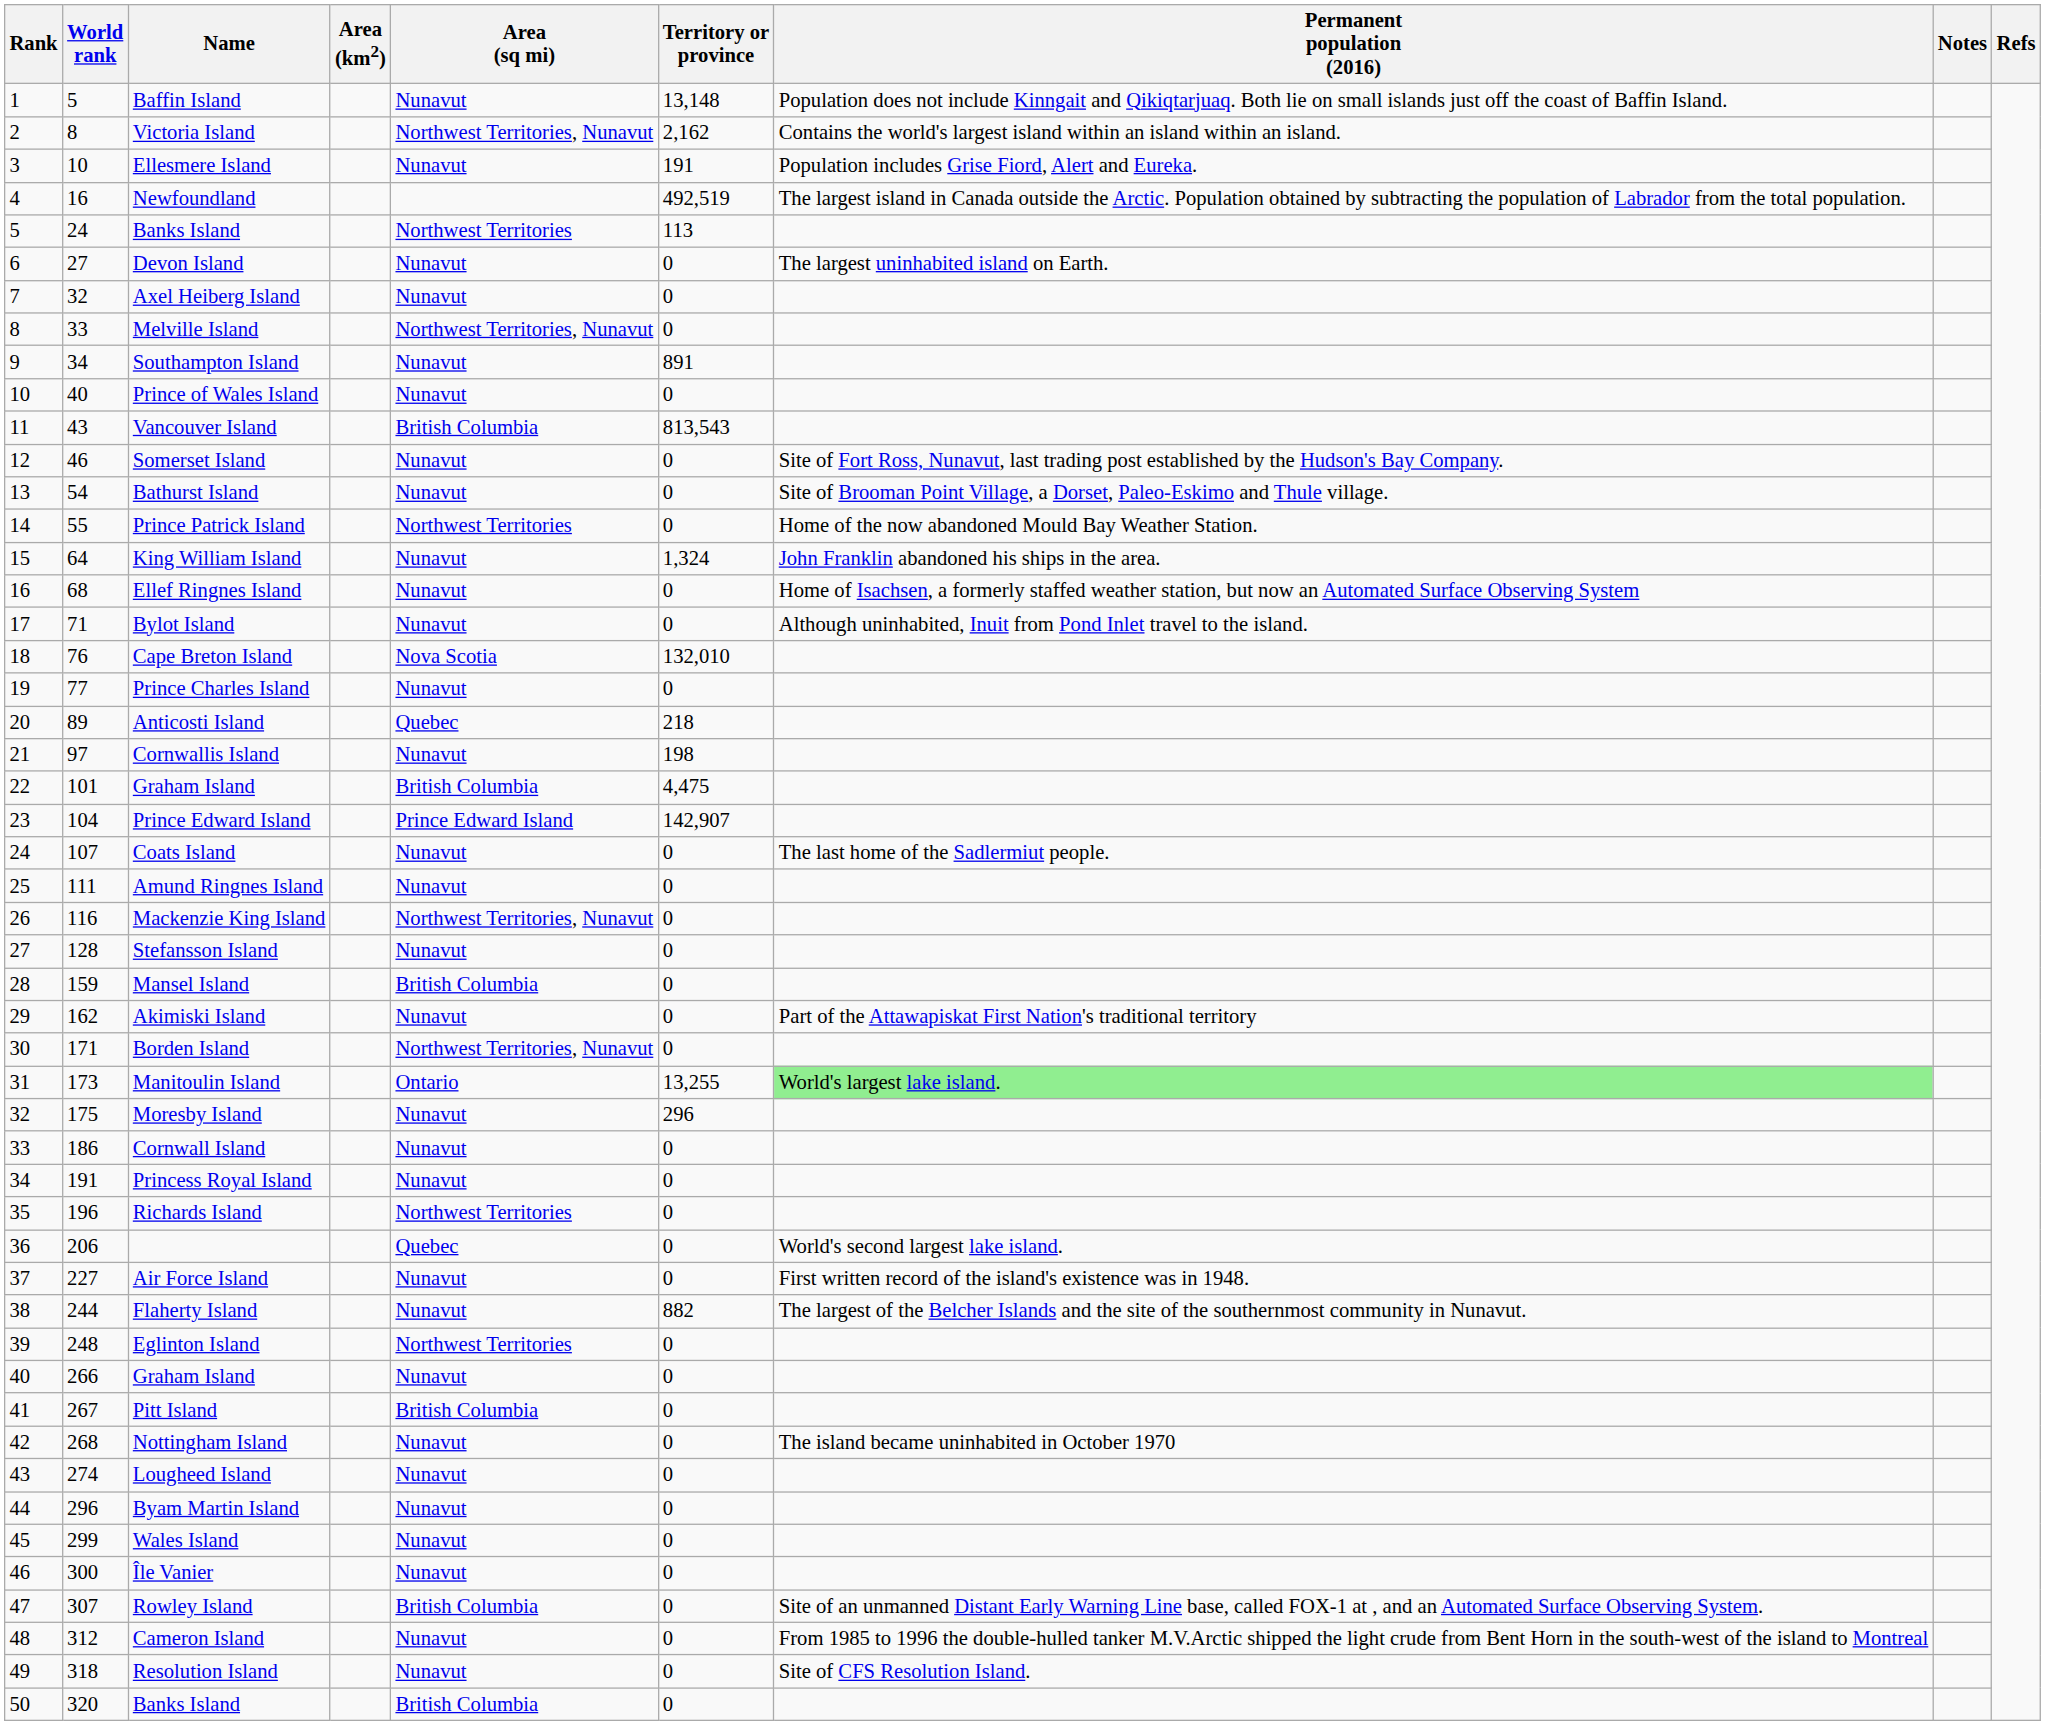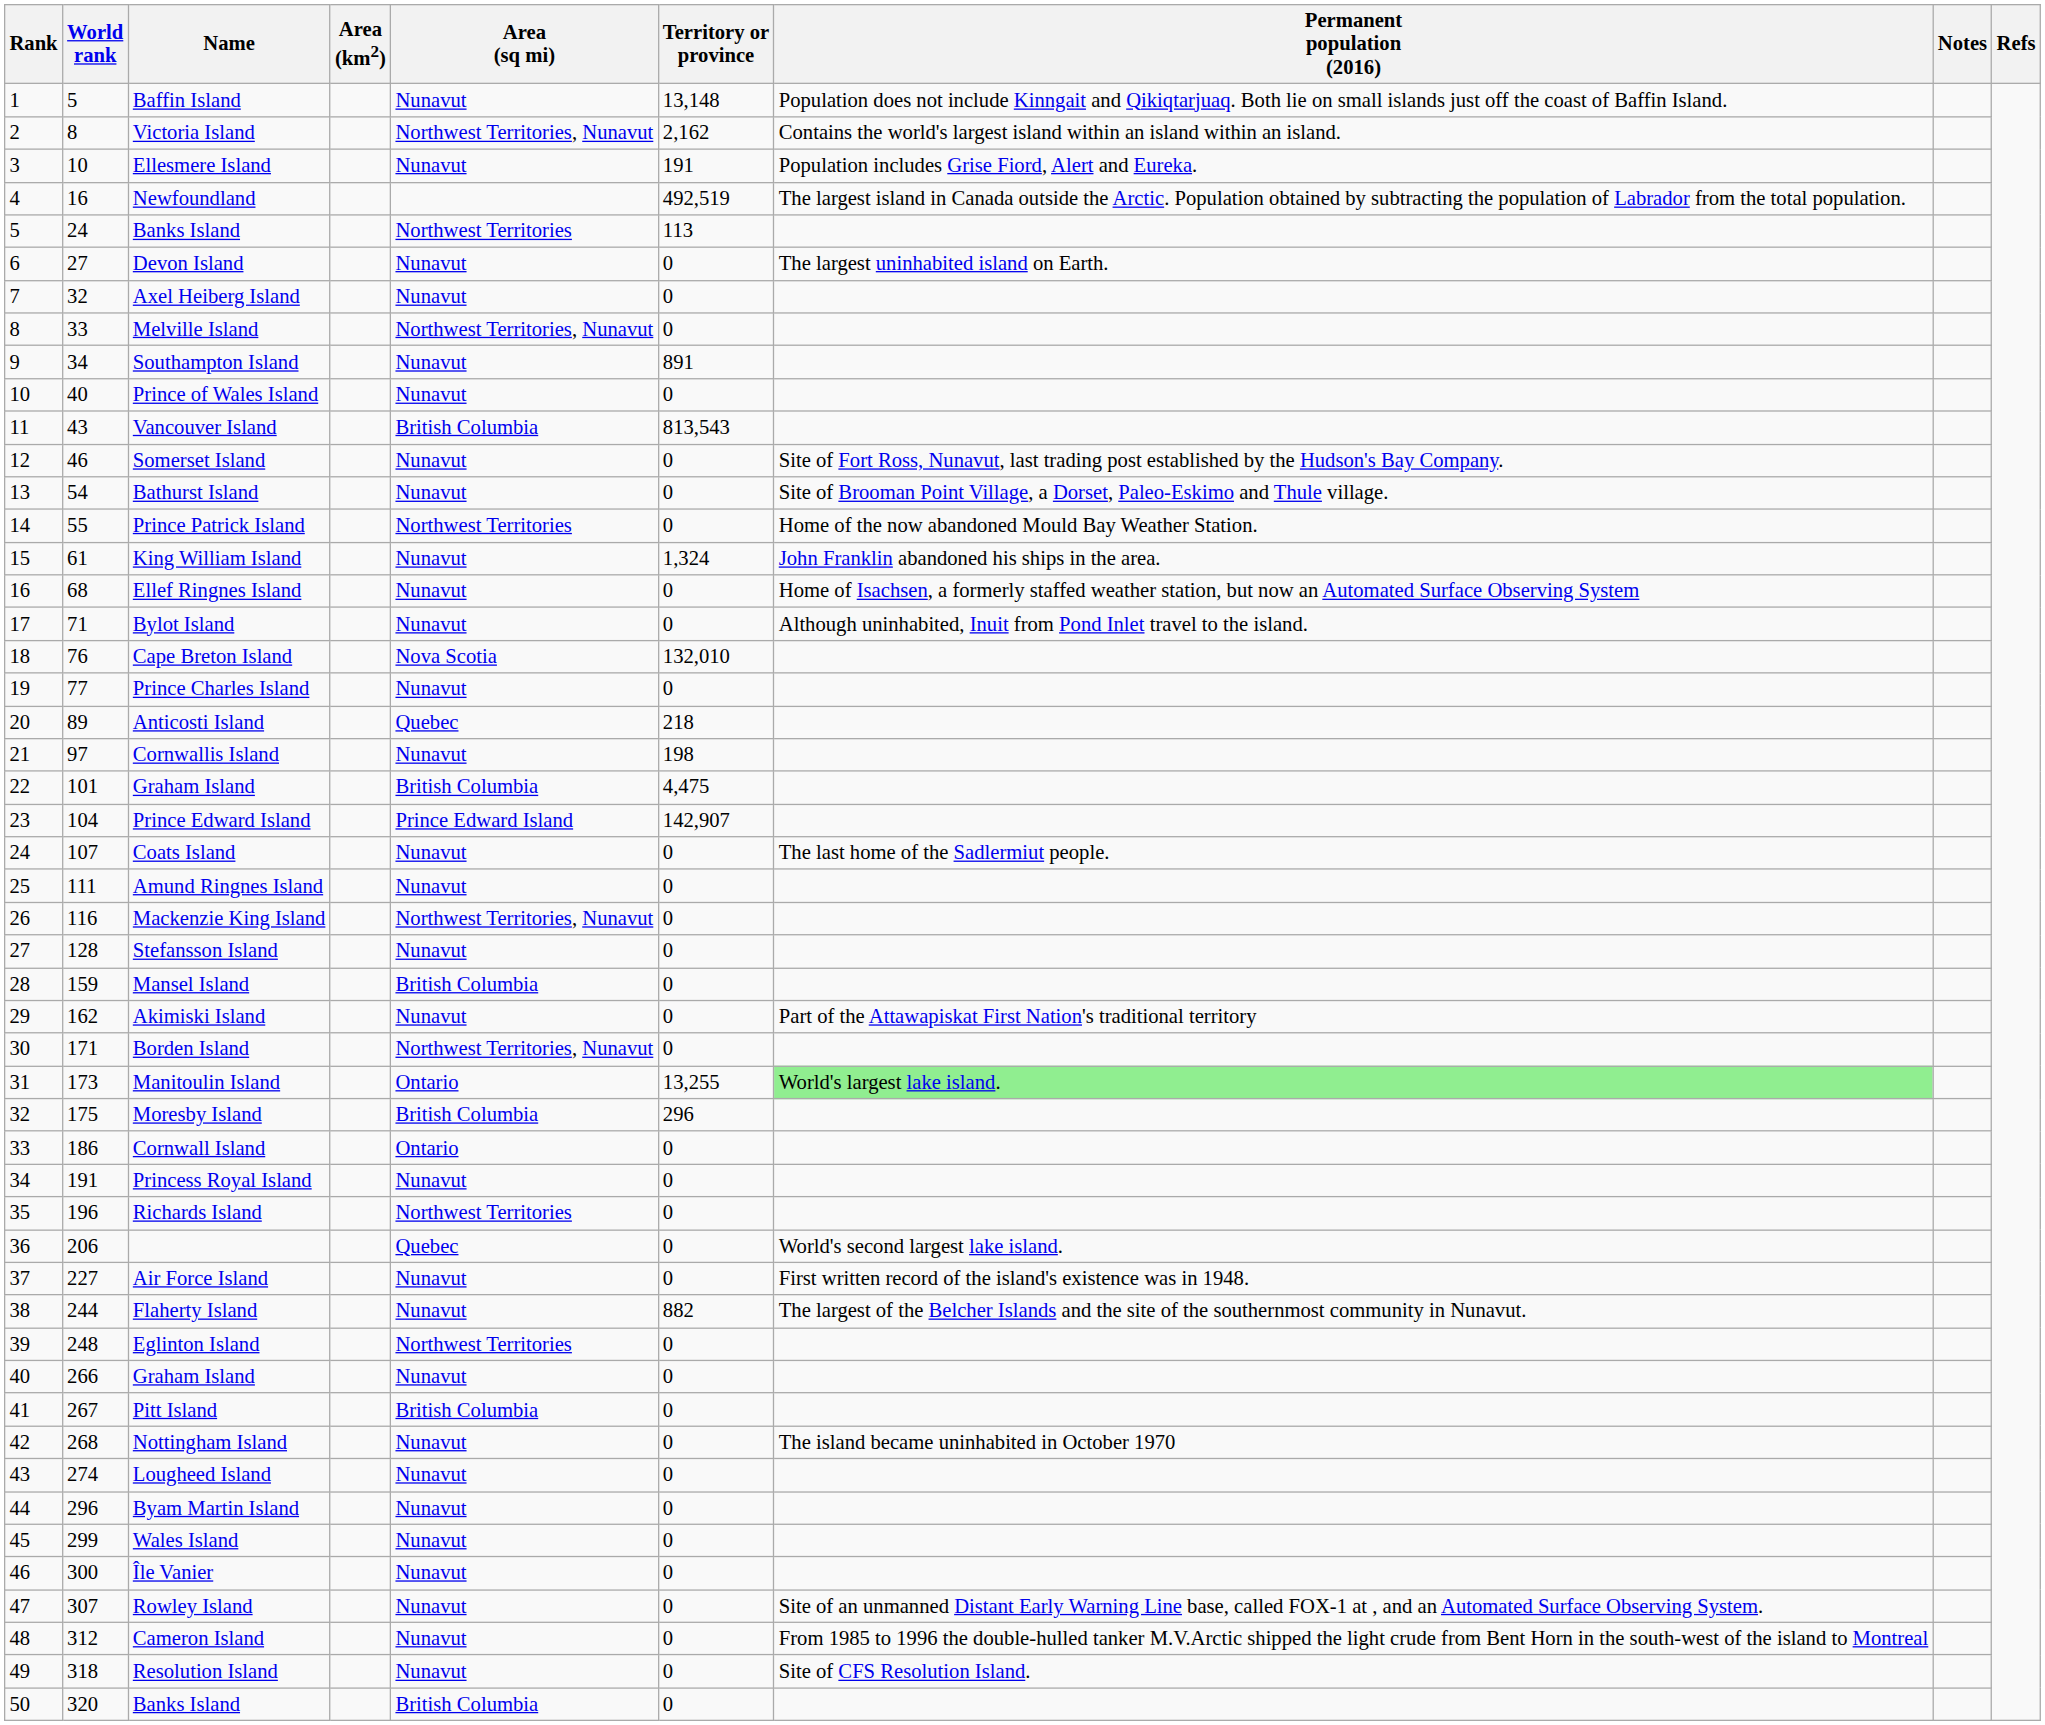(77, 558) 64 -> (77, 558) 61
(431, 1114) Nunavut -> (467, 1114) British Columbia
(431, 1147) Nunavut -> (427, 1147) Ontario
(467, 1605) British Columbia -> (431, 1605) Nunavut
